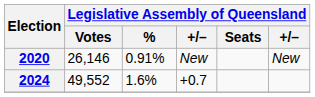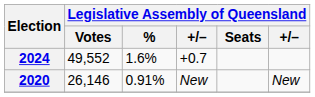rows swapped: (34, 59) <-> (34, 80)
